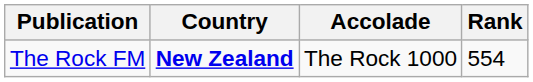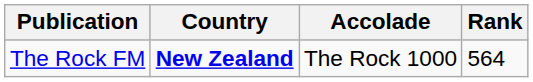(486, 58) 554 -> (486, 58) 564
